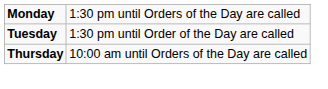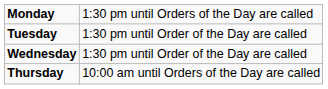+ row: (42, 53)
